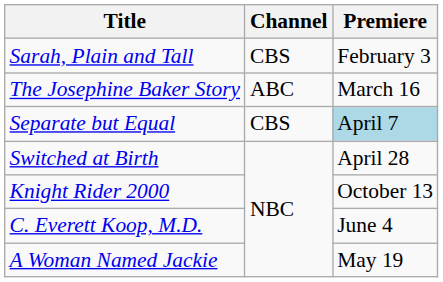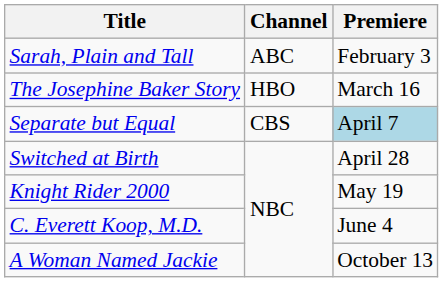(270, 55) CBS -> (272, 55) ABC
(272, 89) ABC -> (273, 89) HBO
(385, 191) October 13 -> (370, 191) May 19
(370, 259) May 19 -> (385, 259) October 13
